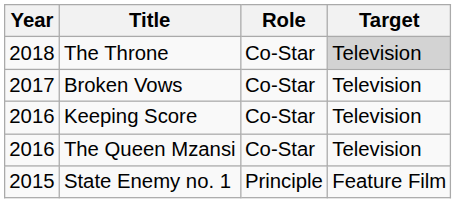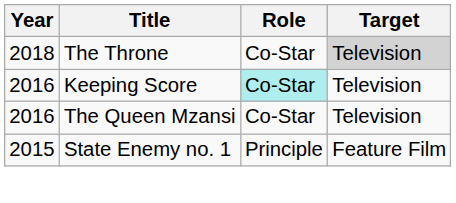- row: (123, 85)
(280, 117) no background -> (280, 85) paleturquoise background
